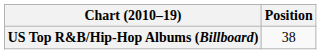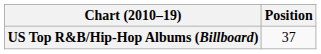(289, 37) 38 -> (289, 37) 37
